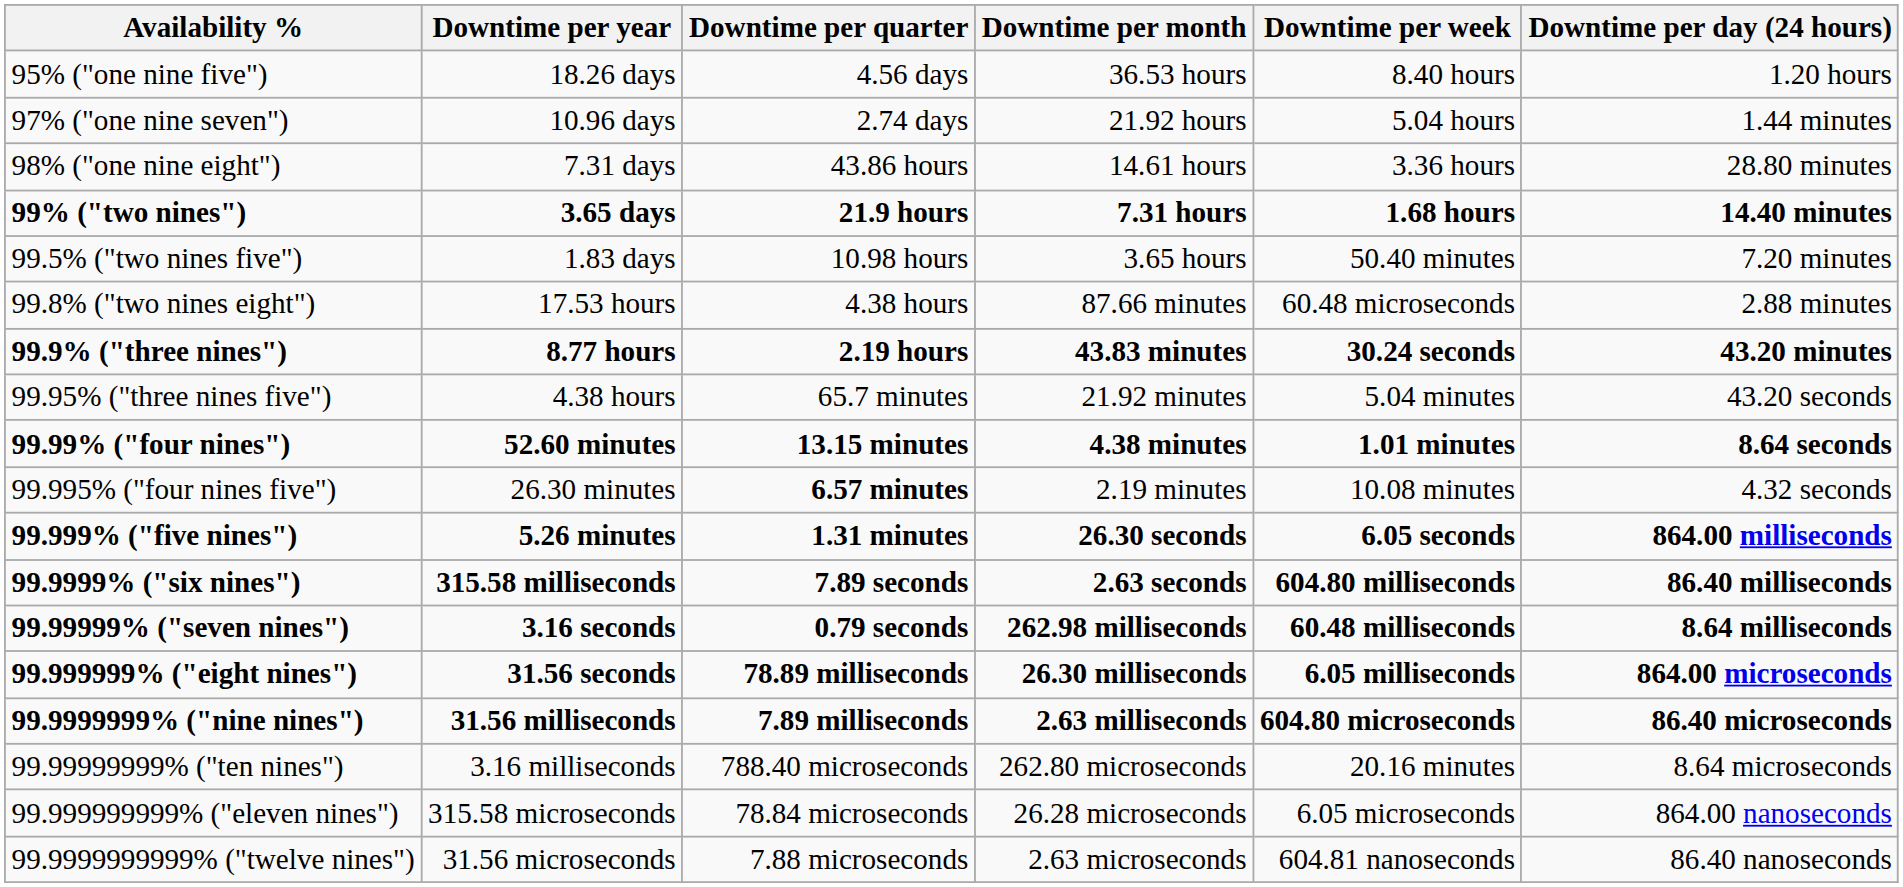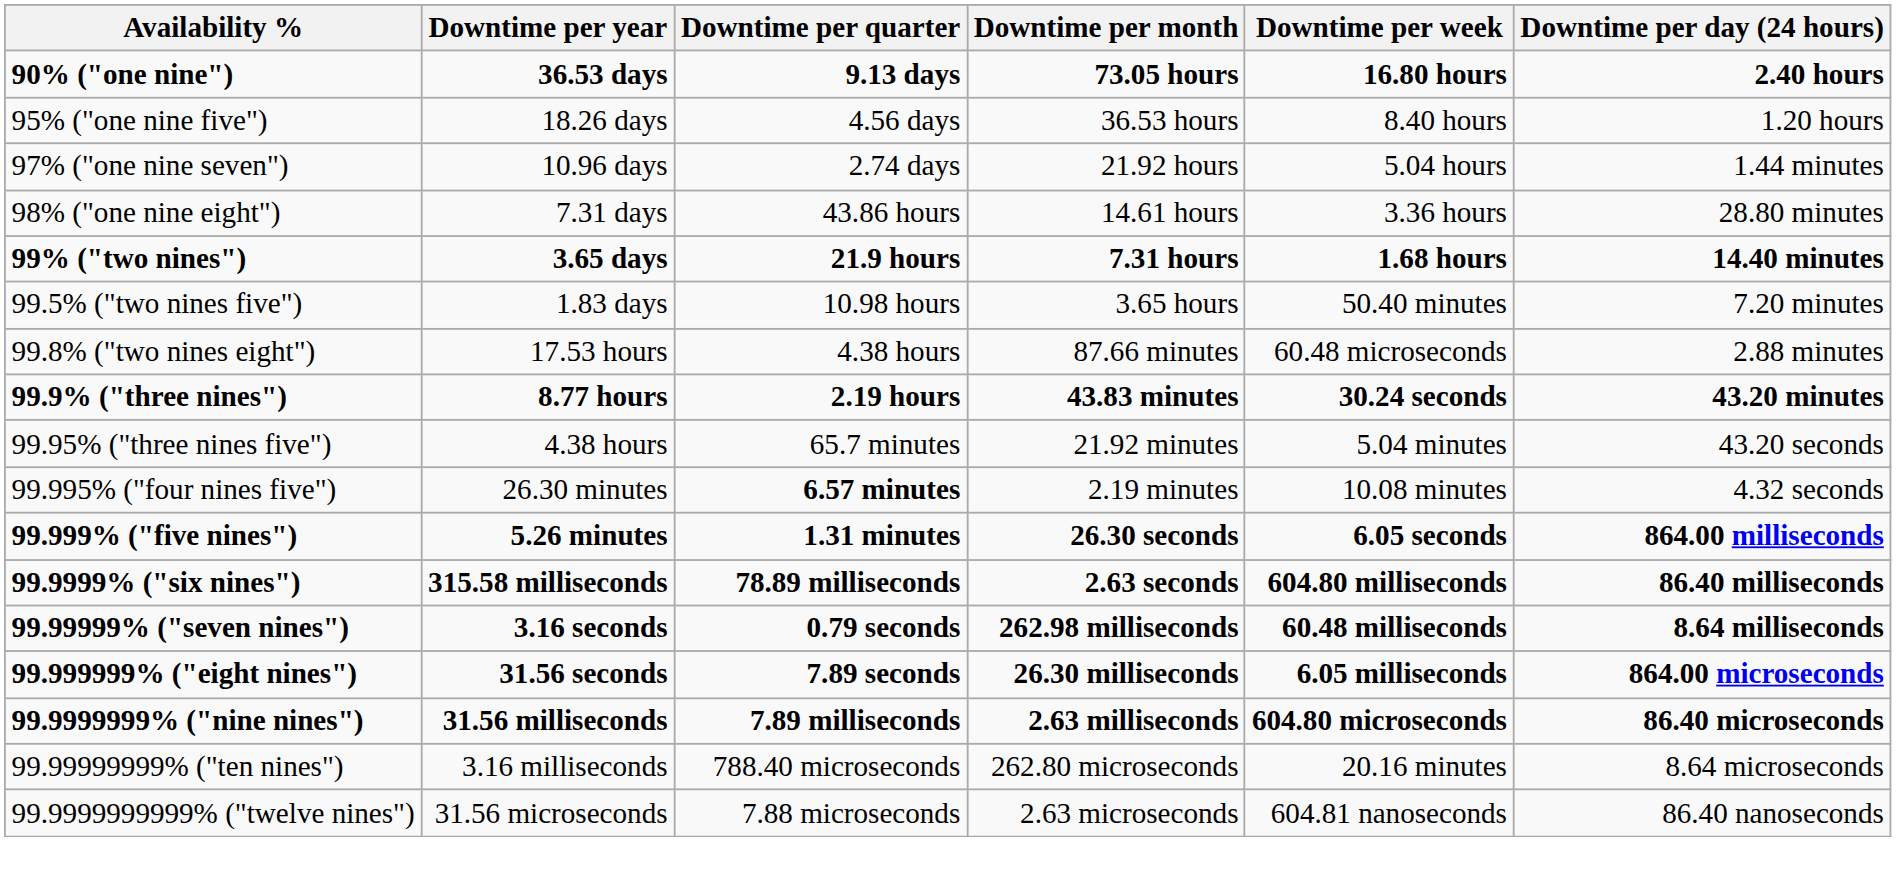+ row: (122, 73)
- row: (151, 443)
(891, 581) 7.89 seconds -> (848, 581) 78.89 milliseconds
(856, 674) 78.89 milliseconds -> (883, 674) 7.89 seconds
- row: (205, 812)
